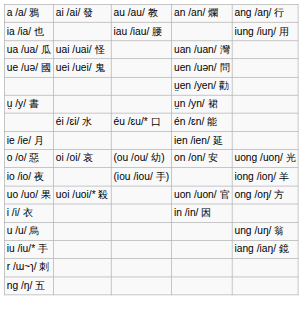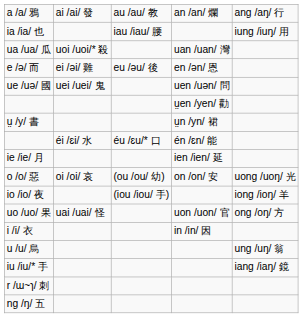(80, 49) uai /uai/ 怪 -> (82, 49) uoi /uoi/* 殺
+ row: (23, 67)
(82, 194) uoi /uoi/* 殺 -> (80, 213) uai /uai/ 怪
